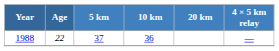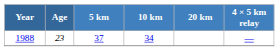(60, 38) 22 -> (60, 38) 23
(149, 38) 36 -> (149, 38) 34
